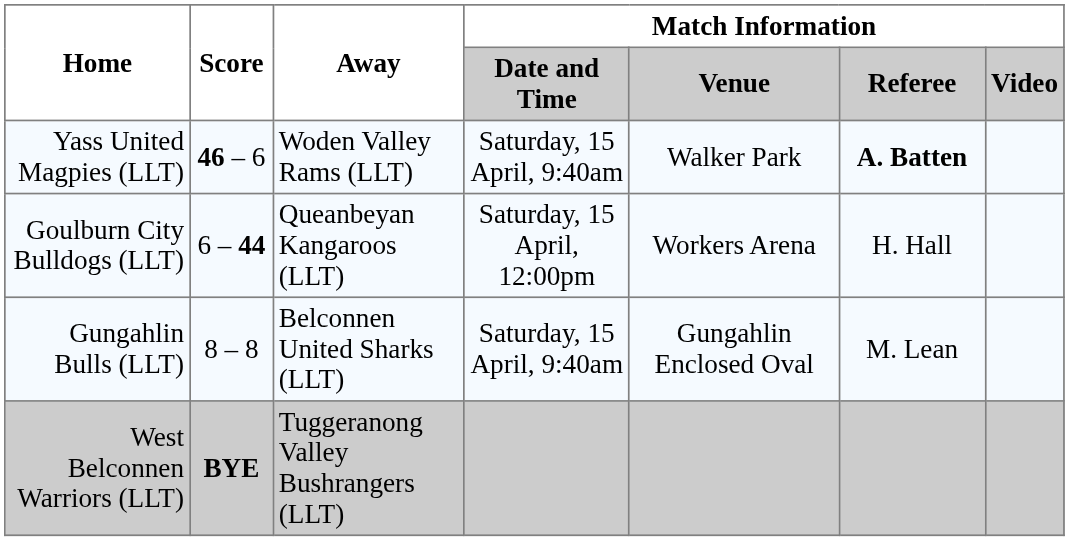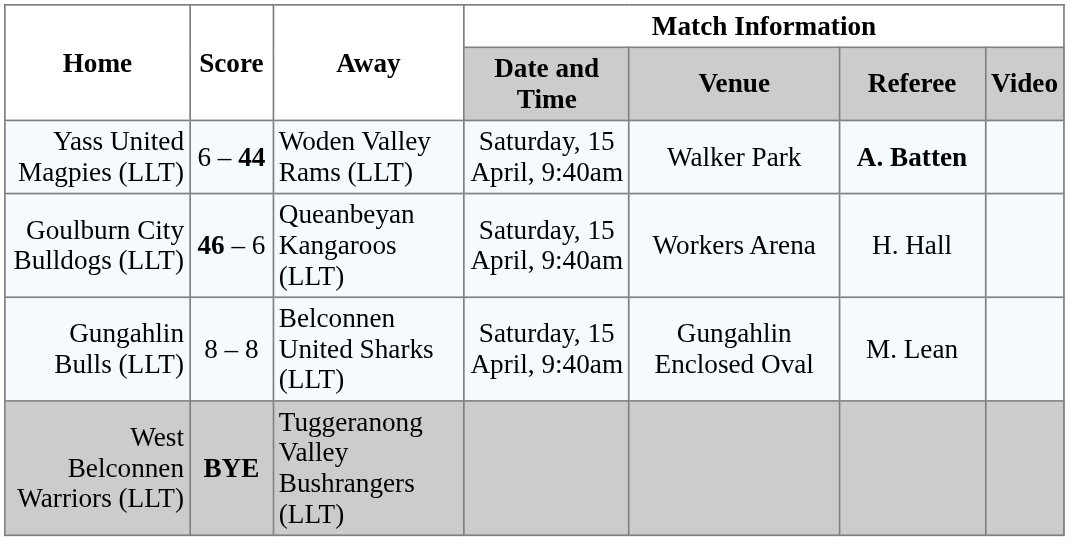(231, 156) 46 – 6 -> (231, 156) 6 – 44
(231, 245) 6 – 44 -> (231, 245) 46 – 6
(547, 245) Saturday, 15 April, 12:00pm -> (547, 245) Saturday, 15 April, 9:40am
